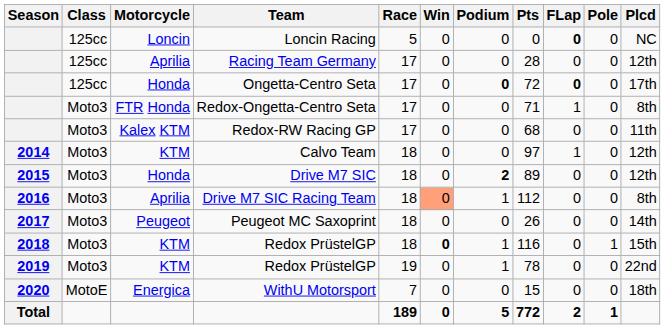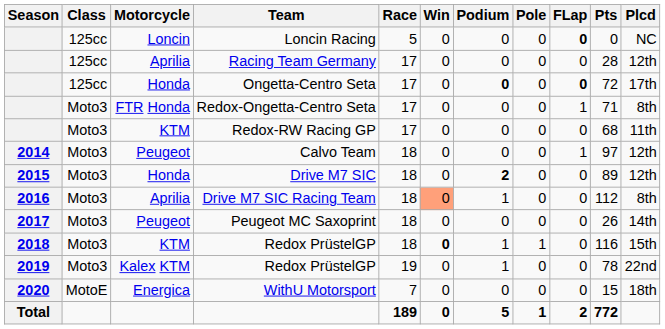columns swapped: (603, 15) <-> (528, 15)
(155, 130) Kalex KTM -> (175, 130) KTM
(175, 152) KTM -> (163, 152) Peugeot
(175, 267) KTM -> (155, 267) Kalex KTM
